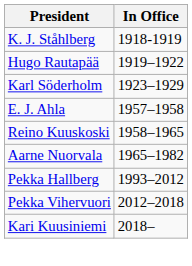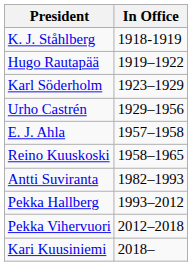+ row: (47, 109)
- row: (55, 156)
+ row: (53, 179)
